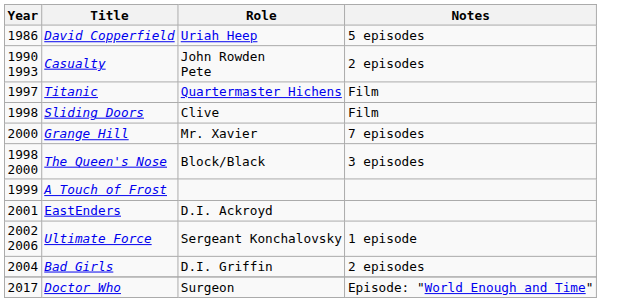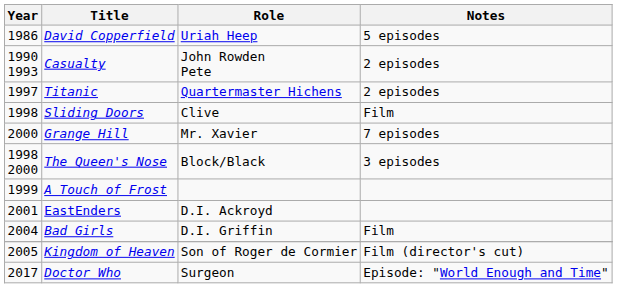(363, 92) Film -> (402, 92) 2 episodes
- row: (98, 238)
(386, 267) 2 episodes -> (379, 231) Film
+ row: (109, 252)
